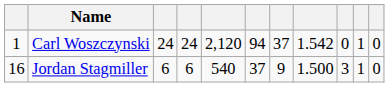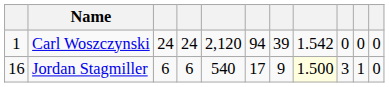(281, 43) 37 -> (281, 43) 39
(361, 43) 1 -> (361, 43) 0
(257, 69) 37 -> (257, 69) 17
(315, 69) no background -> (315, 69) lightyellow background
